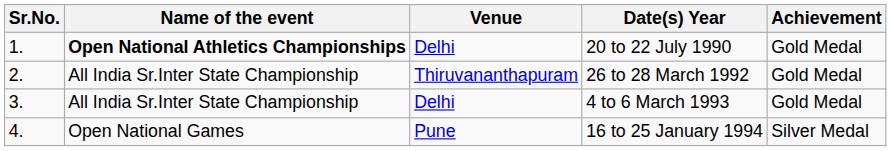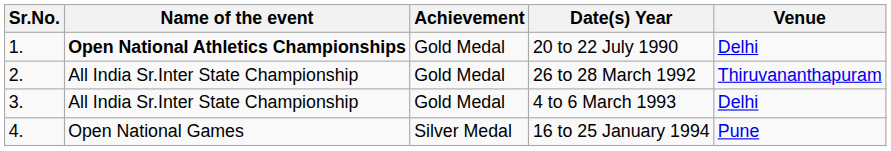columns swapped: (496, 18) <-> (826, 18)
